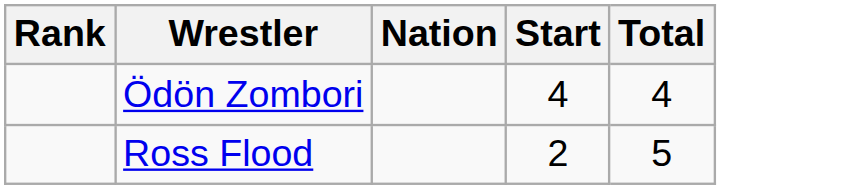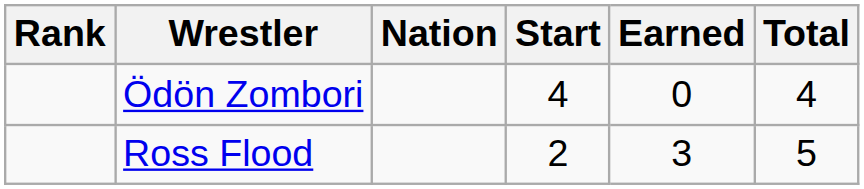+ column: (682, 34)
